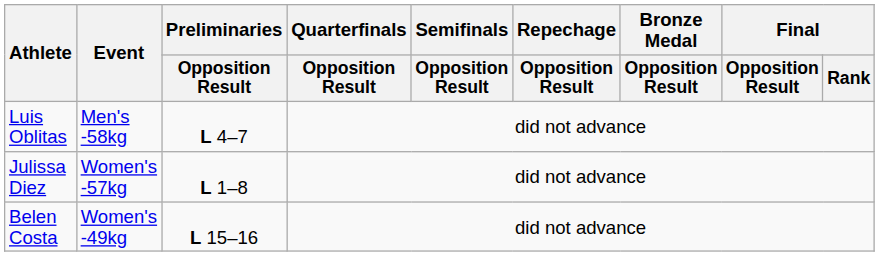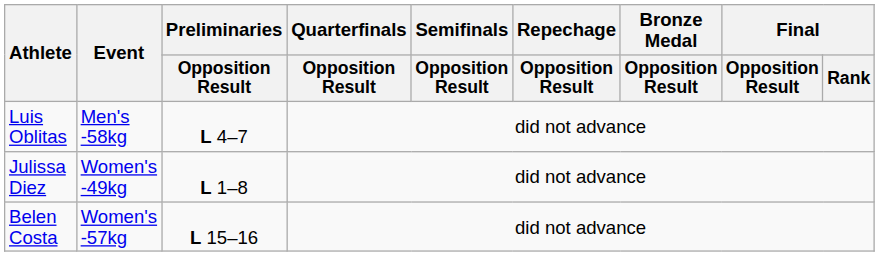(119, 177) Women's -57kg -> (119, 177) Women's -49kg
(119, 227) Women's -49kg -> (119, 227) Women's -57kg
